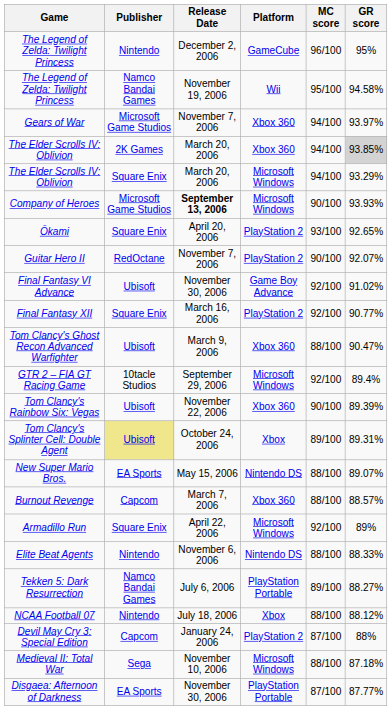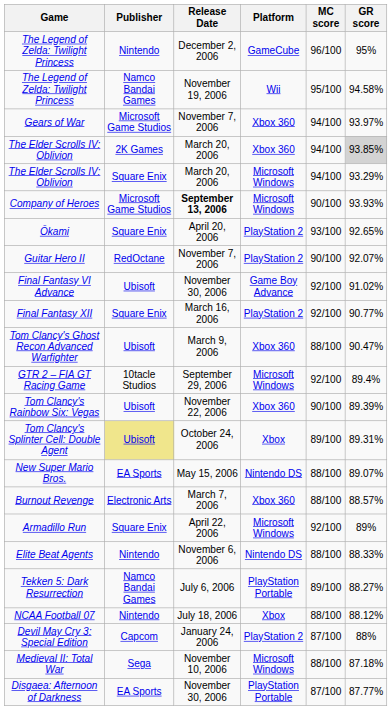(139, 500) Capcom -> (139, 500) Electronic Arts
